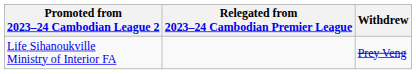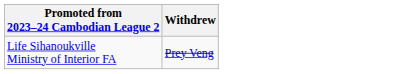- column: (259, 20)
